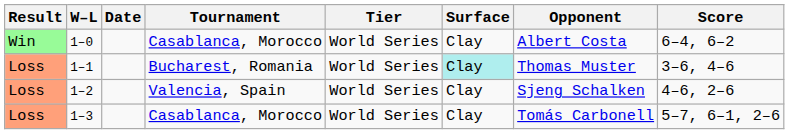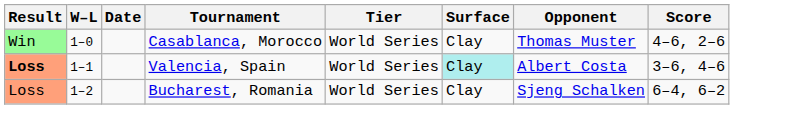(572, 42) Albert Costa -> (577, 42) Thomas Muster
(698, 42) 6–4, 6–2 -> (689, 42) 4–6, 2–6
(26, 67) normal -> (26, 67) bold
(231, 67) Bucharest, Romania -> (217, 67) Valencia, Spain
(577, 67) Thomas Muster -> (572, 67) Albert Costa
(217, 91) Valencia, Spain -> (231, 91) Bucharest, Romania
(698, 91) 4–6, 2–6 -> (689, 91) 6–4, 6–2
- row: (82, 117)
